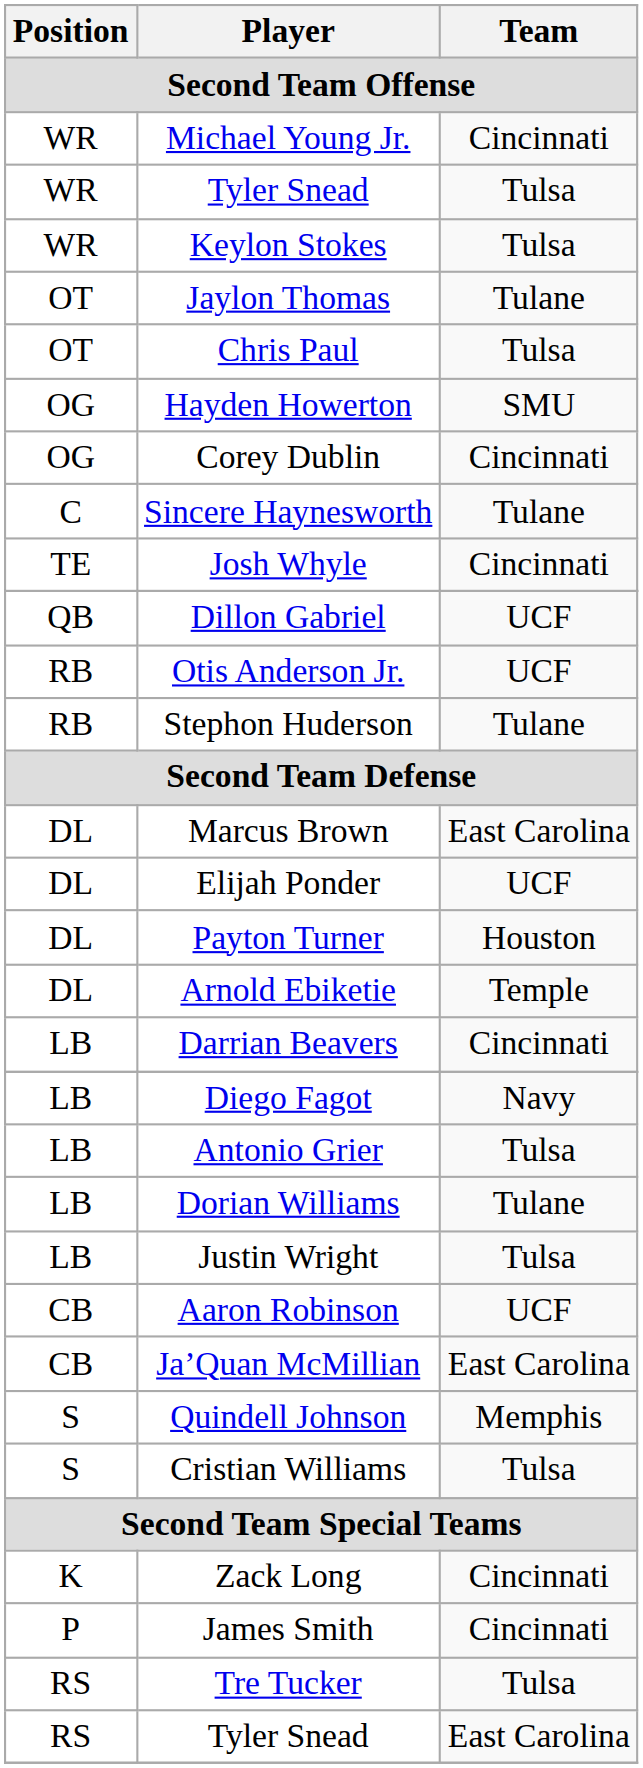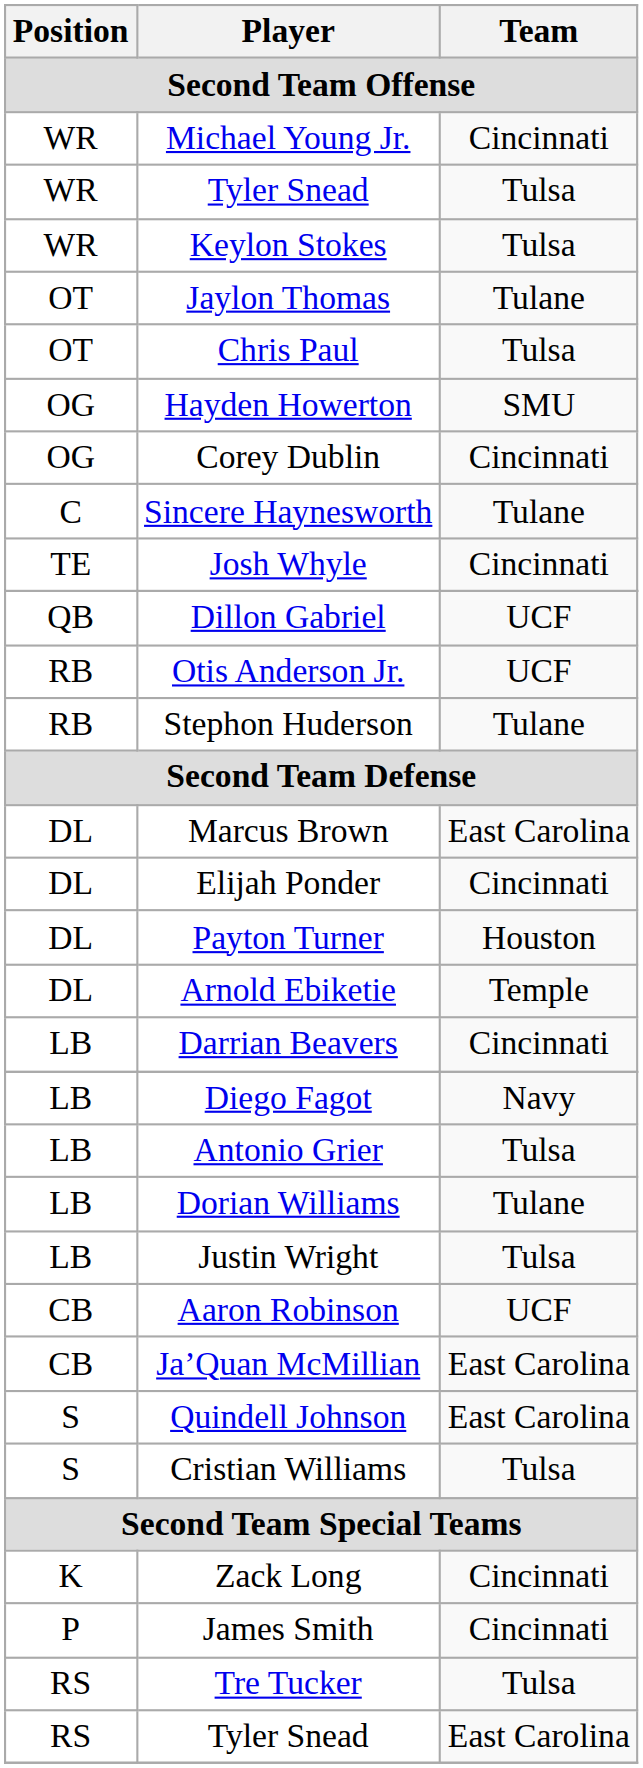(539, 883) UCF -> (539, 883) Cincinnati
(539, 1416) Memphis -> (539, 1416) East Carolina
